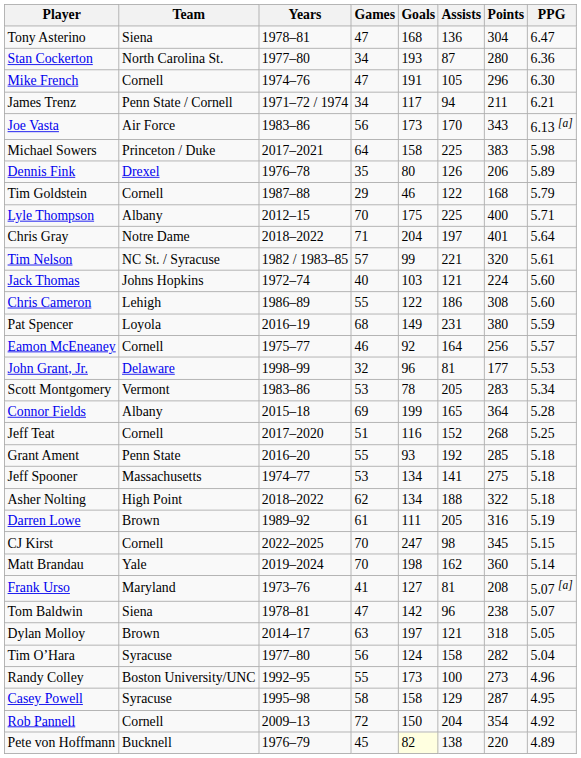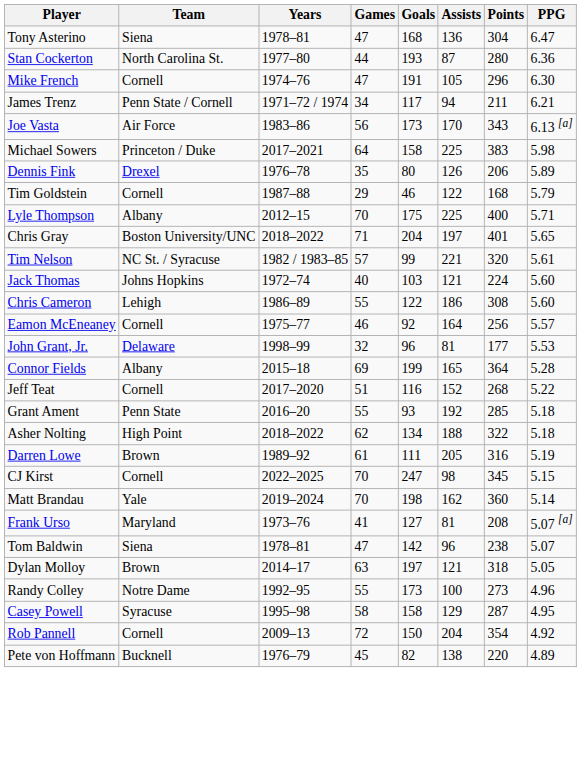(361, 59) 34 -> (361, 59) 44
(156, 237) Notre Dame -> (189, 237) Boston University/UNC
(543, 237) 5.64 -> (543, 237) 5.65
- row: (40, 324)
- row: (59, 390)
(543, 433) 5.25 -> (543, 390) 5.22
- row: (42, 477)
- row: (41, 655)
(189, 677) Boston University/UNC -> (156, 590) Notre Dame
(408, 742) lightyellow background -> (408, 655) no background
